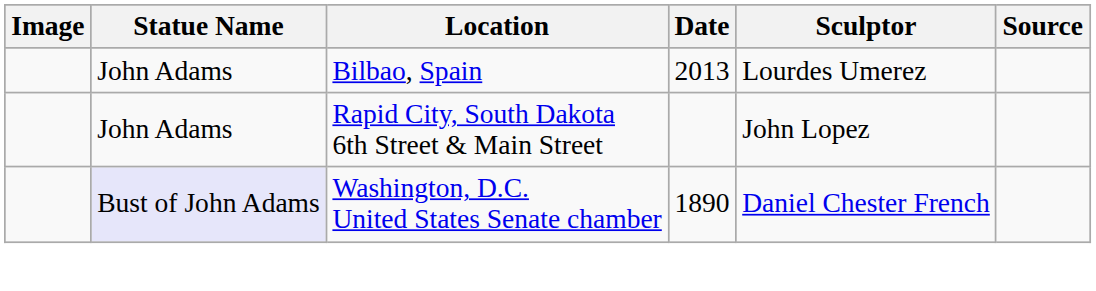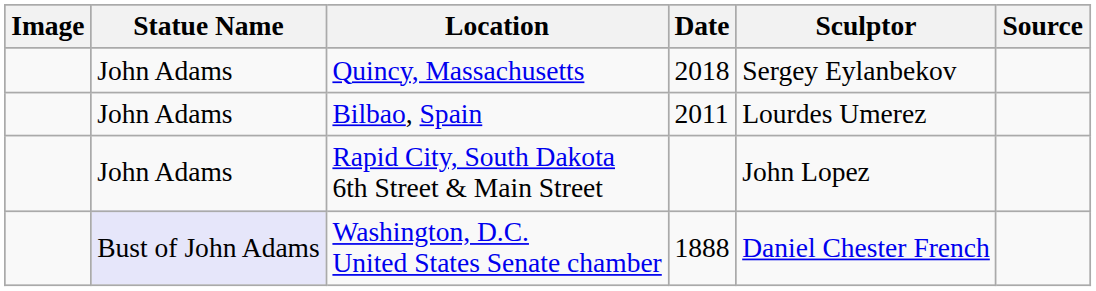+ row: (458, 69)
(702, 69) 2013 -> (701, 113) 2011
(702, 203) 1890 -> (702, 247) 1888
